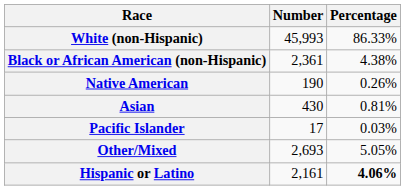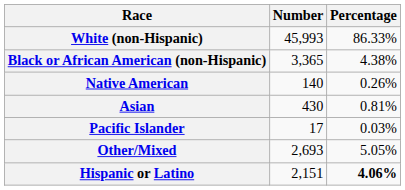(307, 60) 2,361 -> (307, 60) 3,365
(313, 83) 190 -> (313, 83) 140
(307, 173) 2,161 -> (307, 173) 2,151
